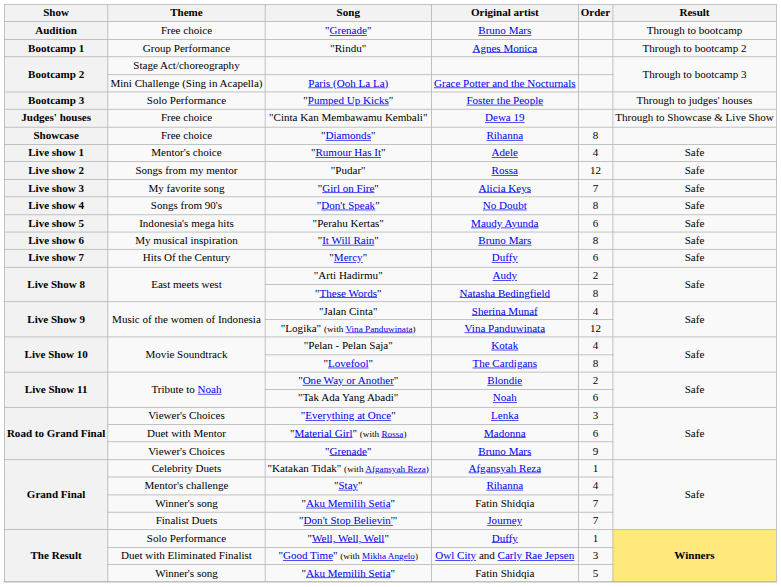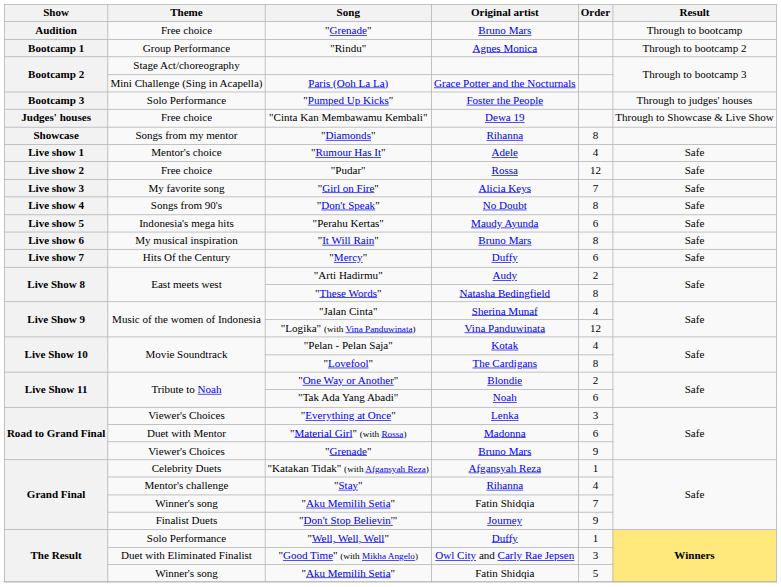(186, 135) Free choice -> (186, 135) Songs from my mentor
(186, 170) Songs from my mentor -> (186, 170) Free choice
(595, 521) 7 -> (595, 521) 9
